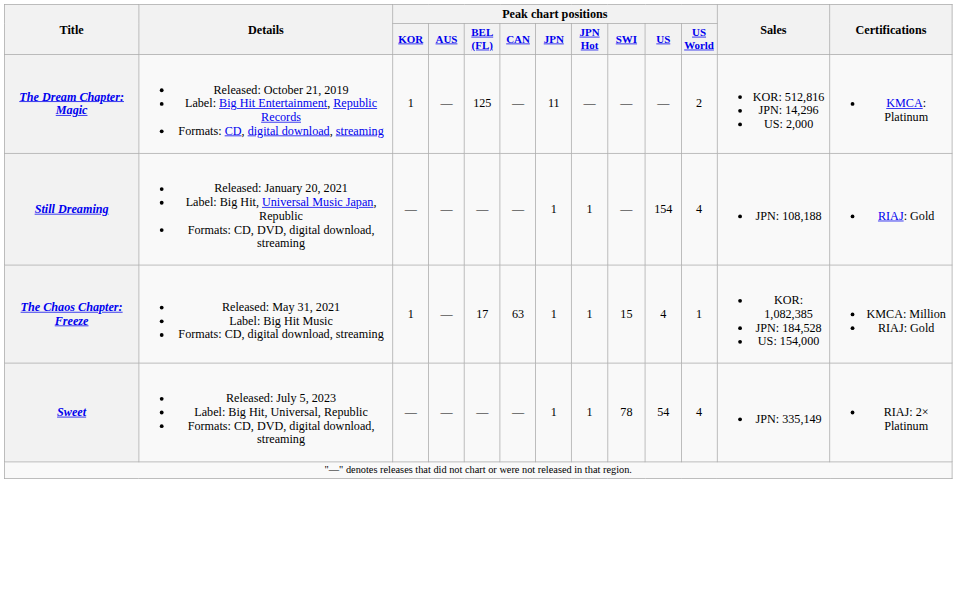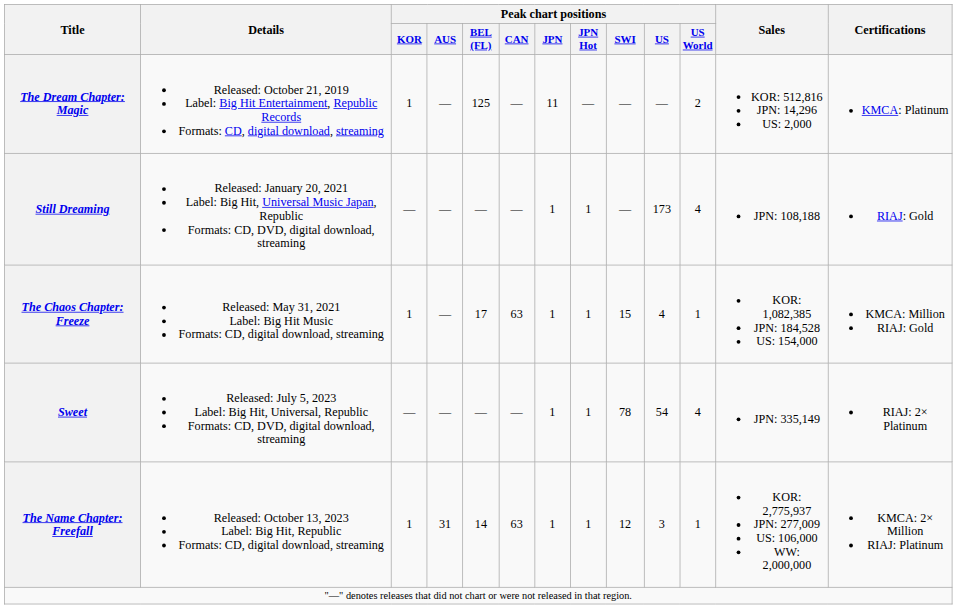(663, 209) 154 -> (662, 209) 173
+ row: (73, 524)
